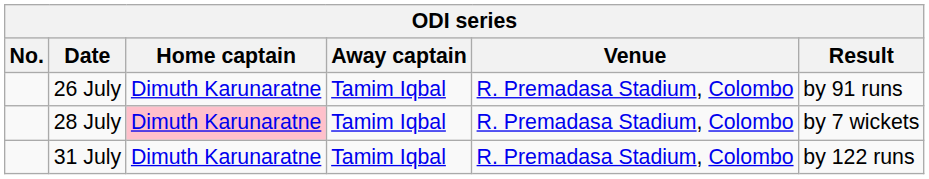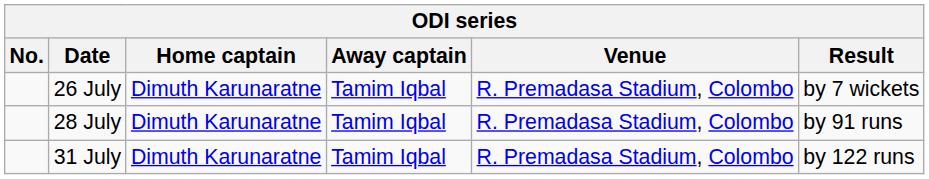(853, 88) by 91 runs -> (861, 88) by 7 wickets
(226, 122) pink background -> (226, 122) no background
(861, 122) by 7 wickets -> (853, 122) by 91 runs
